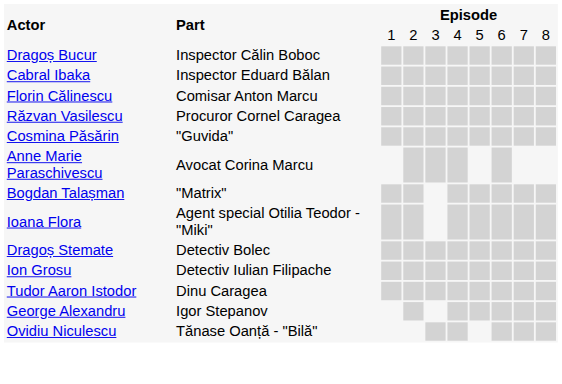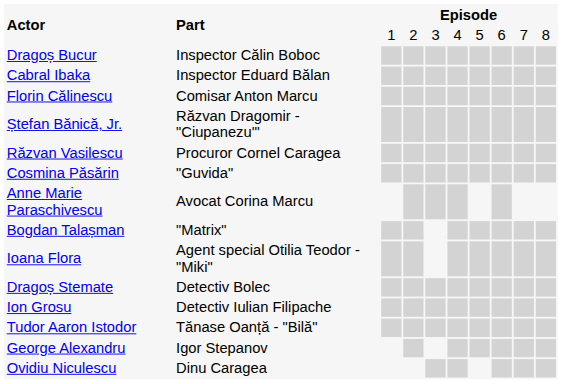+ row: (64, 124)
(221, 291) Dinu Caragea -> (247, 327) Tănase Oanță - "Bilă"
(247, 331) Tănase Oanță - "Bilă" -> (221, 368) Dinu Caragea
